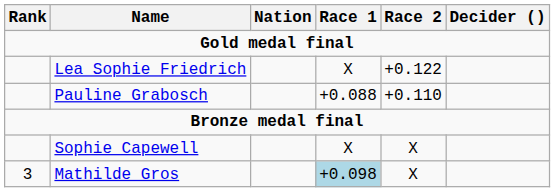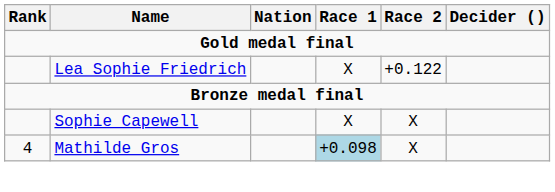- row: (131, 96)
(28, 174) 3 -> (28, 148) 4
